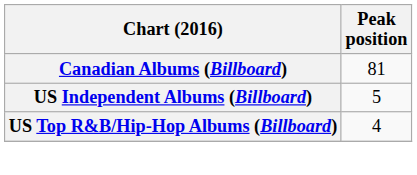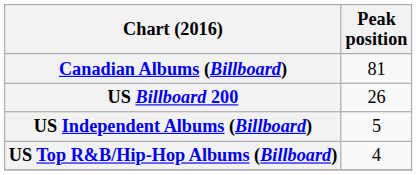+ row: (173, 97)
